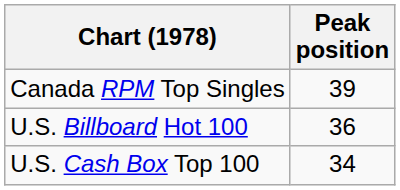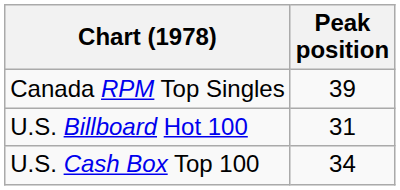(342, 126) 36 -> (342, 126) 31
